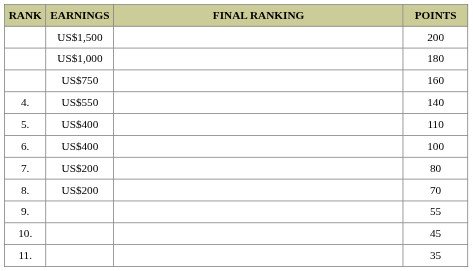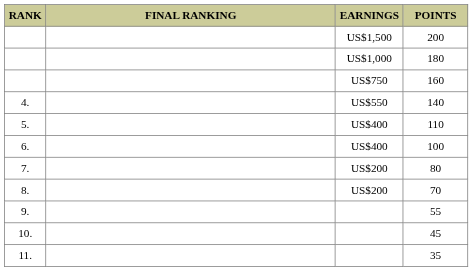columns swapped: (259, 15) <-> (80, 15)
